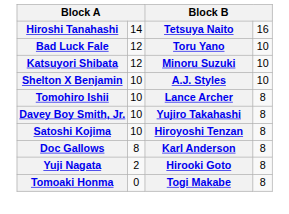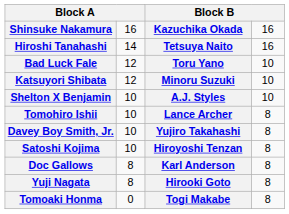+ row: (61, 30)
(136, 166) 2 -> (130, 183) 8
